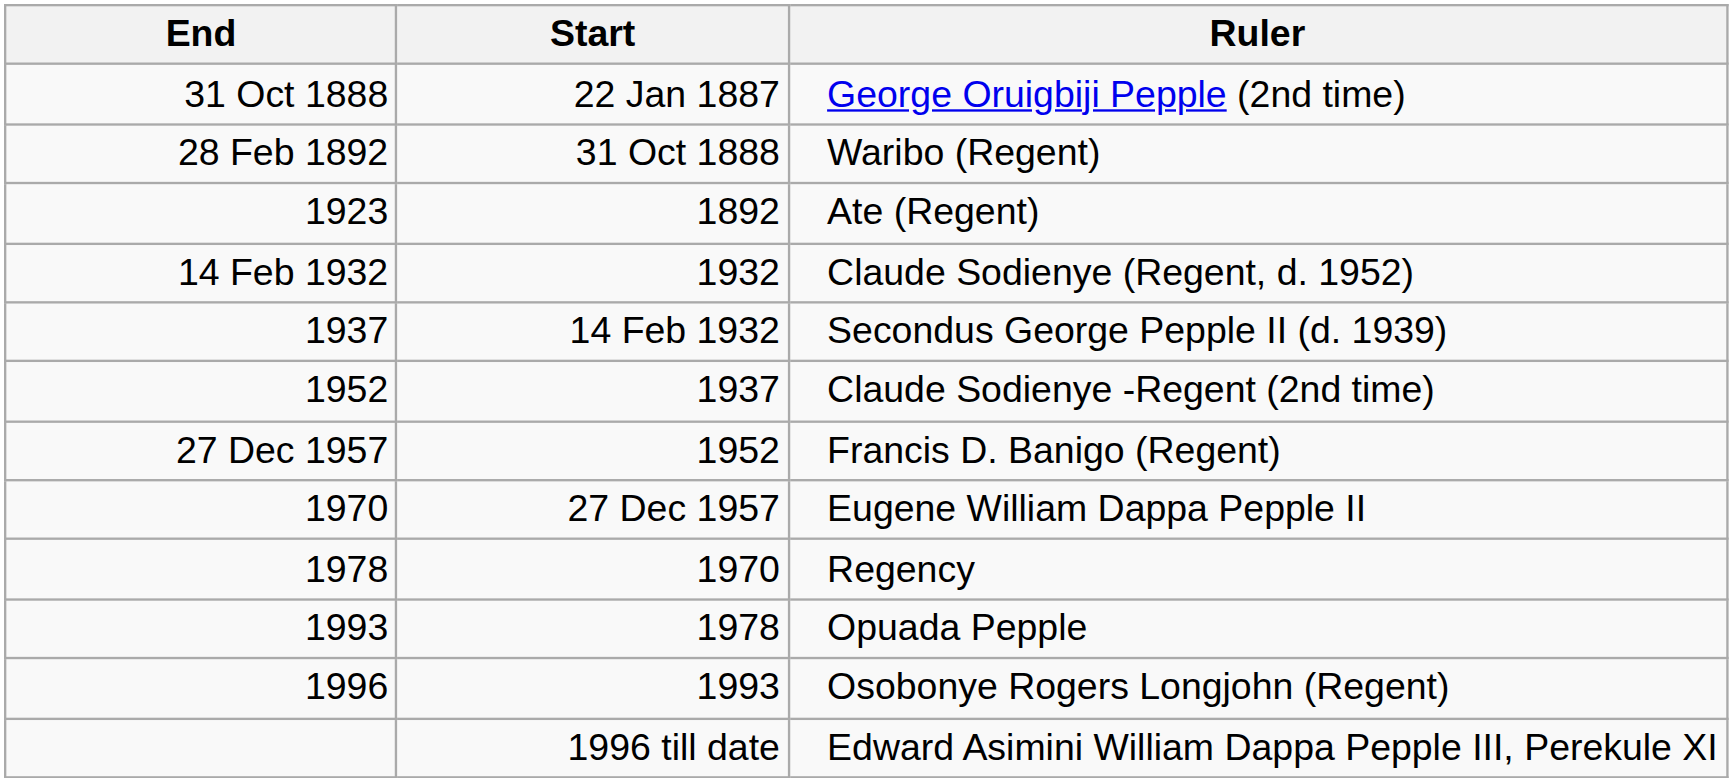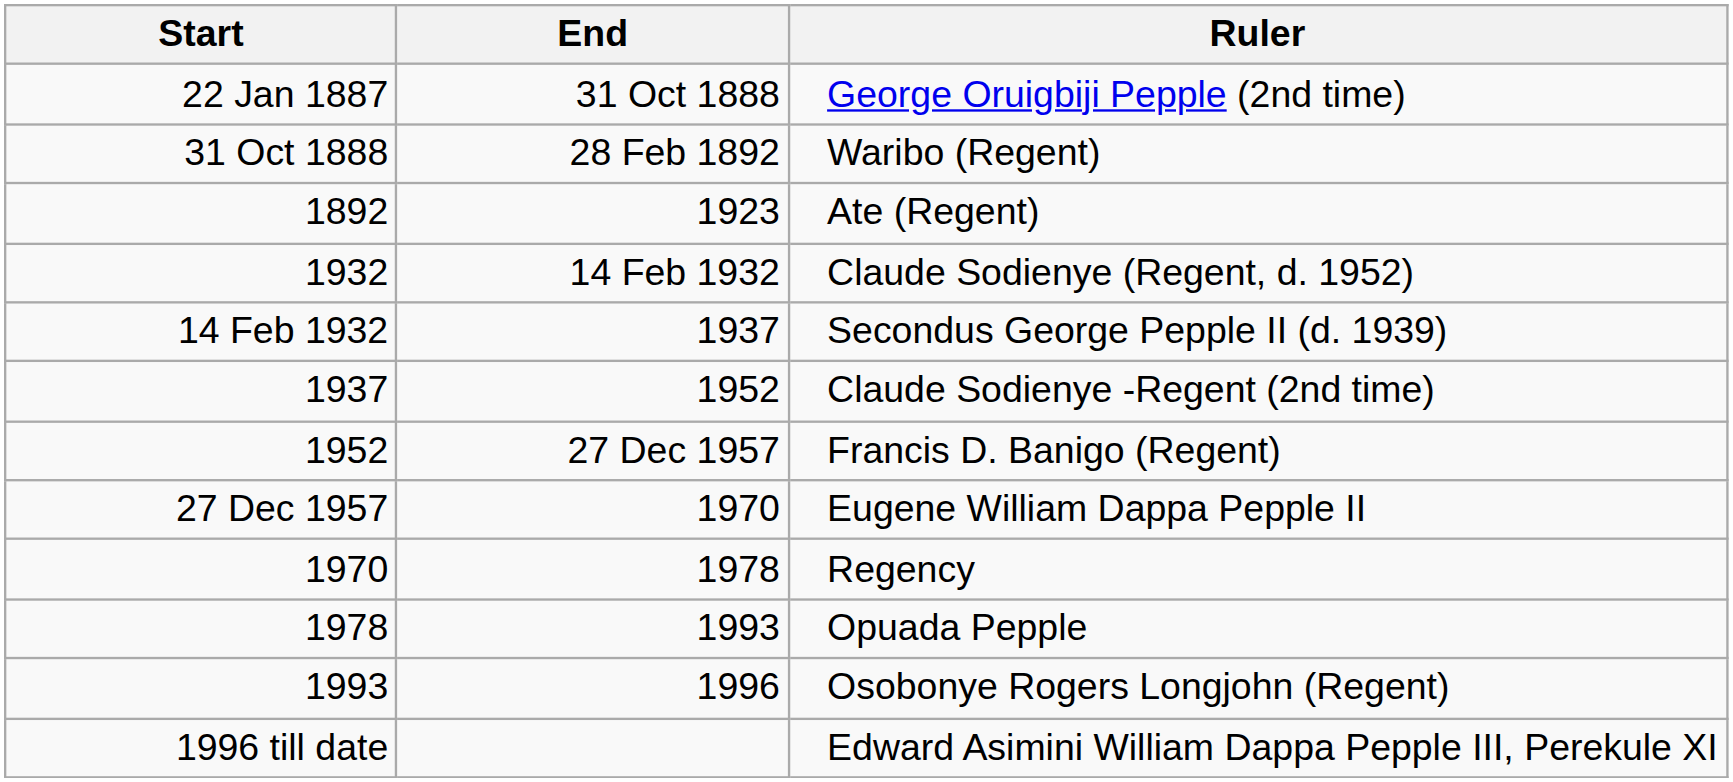columns swapped: (593, 34) <-> (201, 34)
